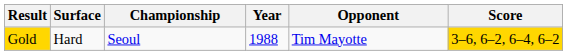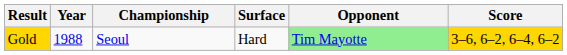columns swapped: (267, 15) <-> (77, 15)
(329, 38) no background -> (329, 38) lightgreen background
